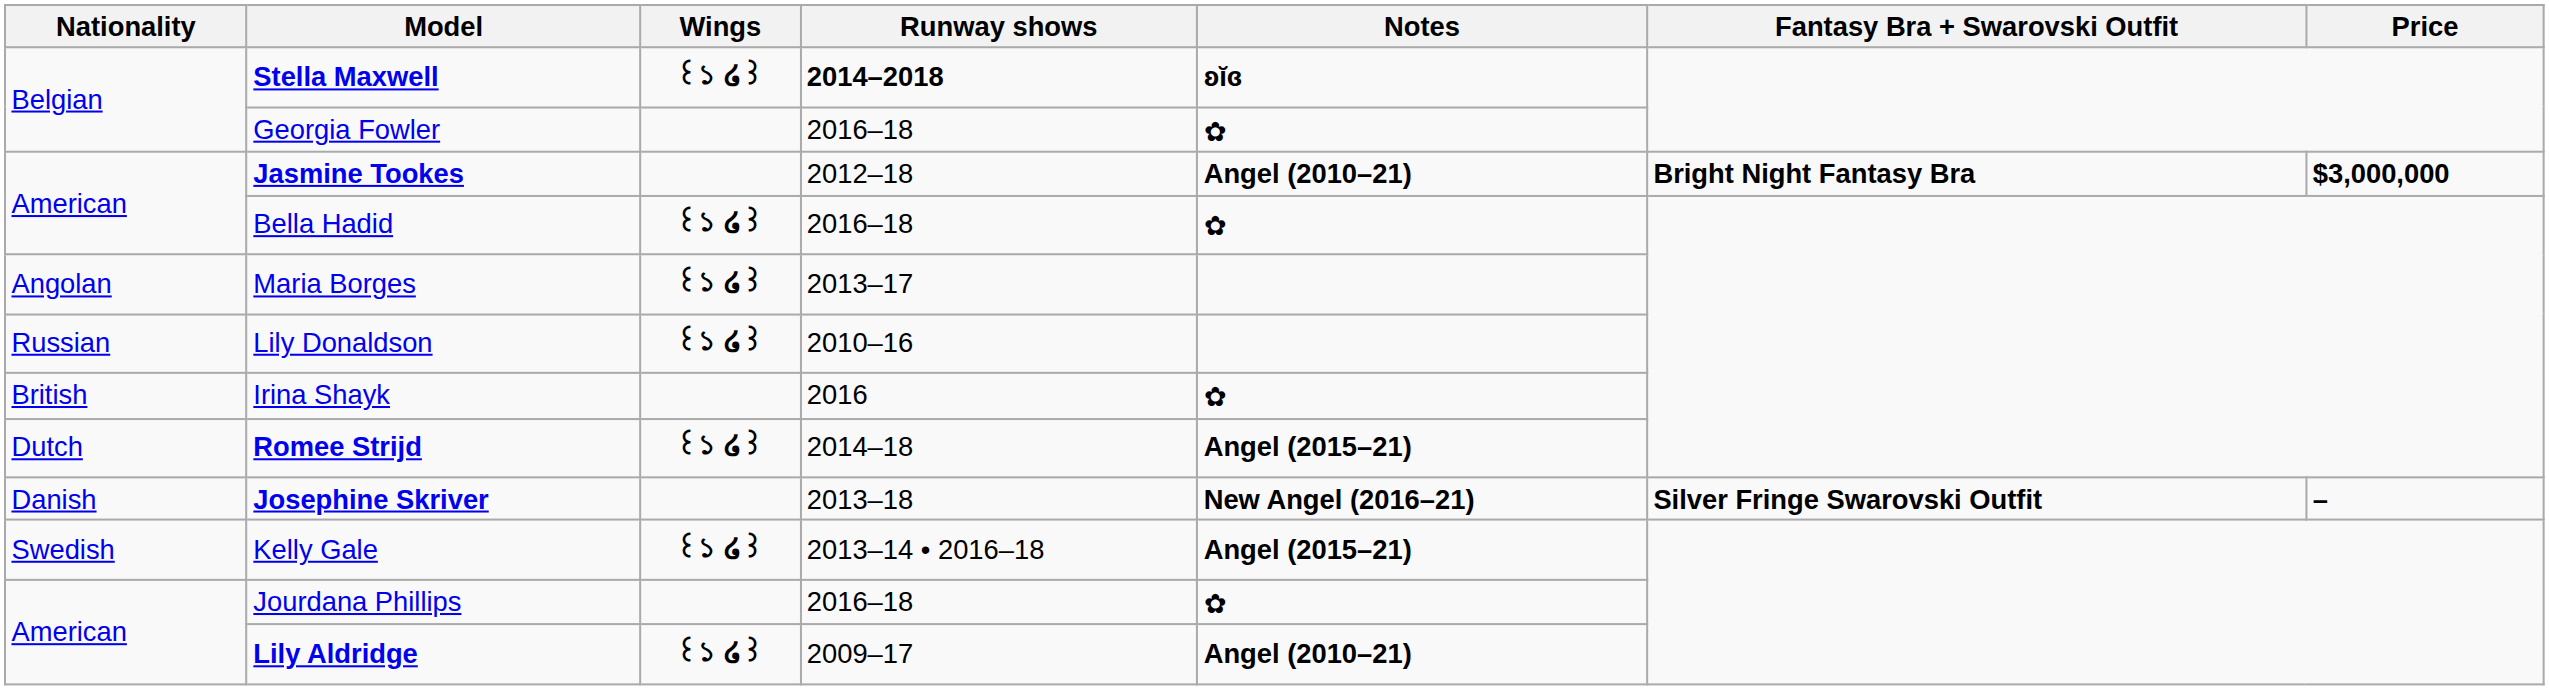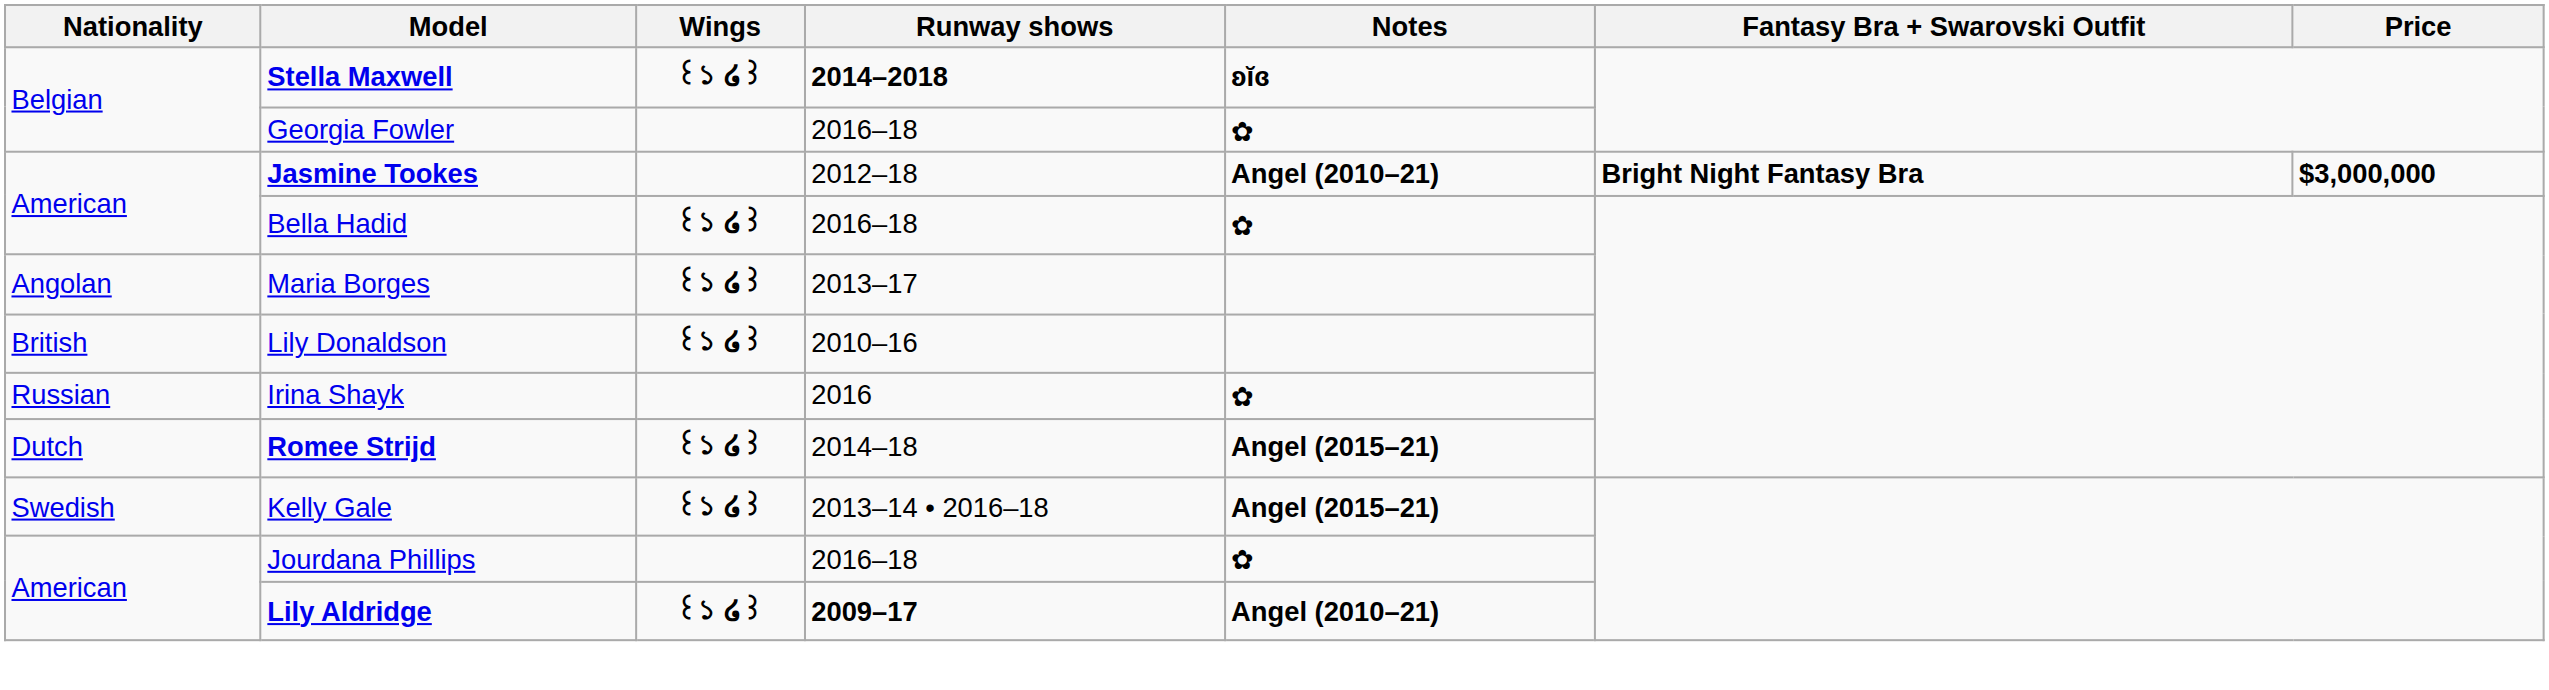(61, 343) Russian -> (49, 343) British
(49, 395) British -> (61, 395) Russian
- row: (371, 498)
(860, 654) normal -> (864, 611) bold
